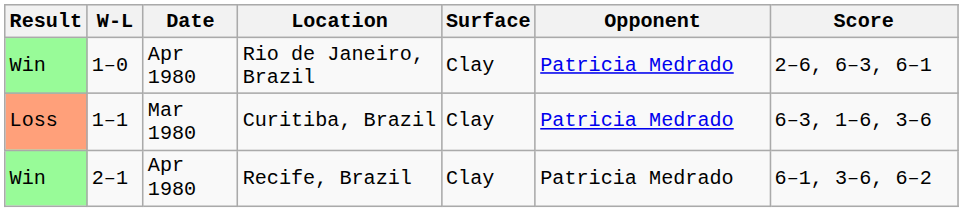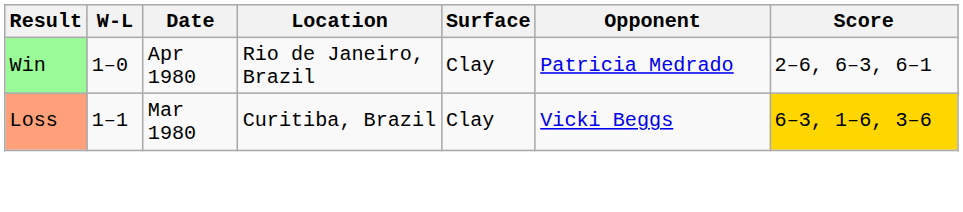(637, 122) Patricia Medrado -> (607, 122) Vicki Beggs
(853, 122) no background -> (853, 122) gold background
- row: (327, 178)
